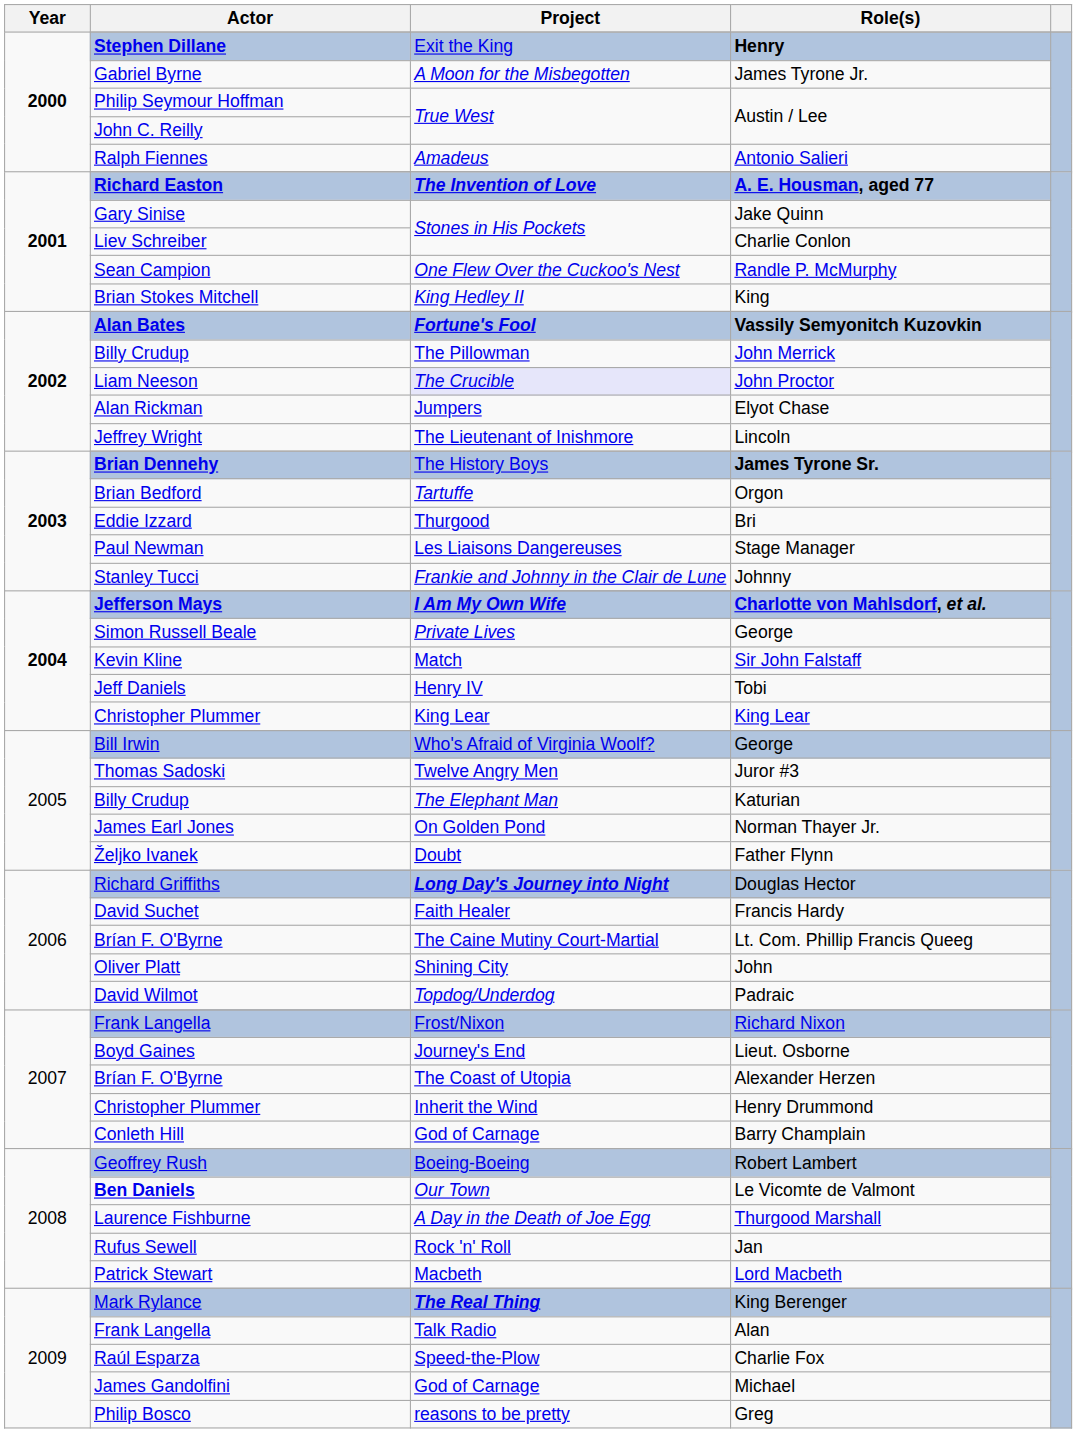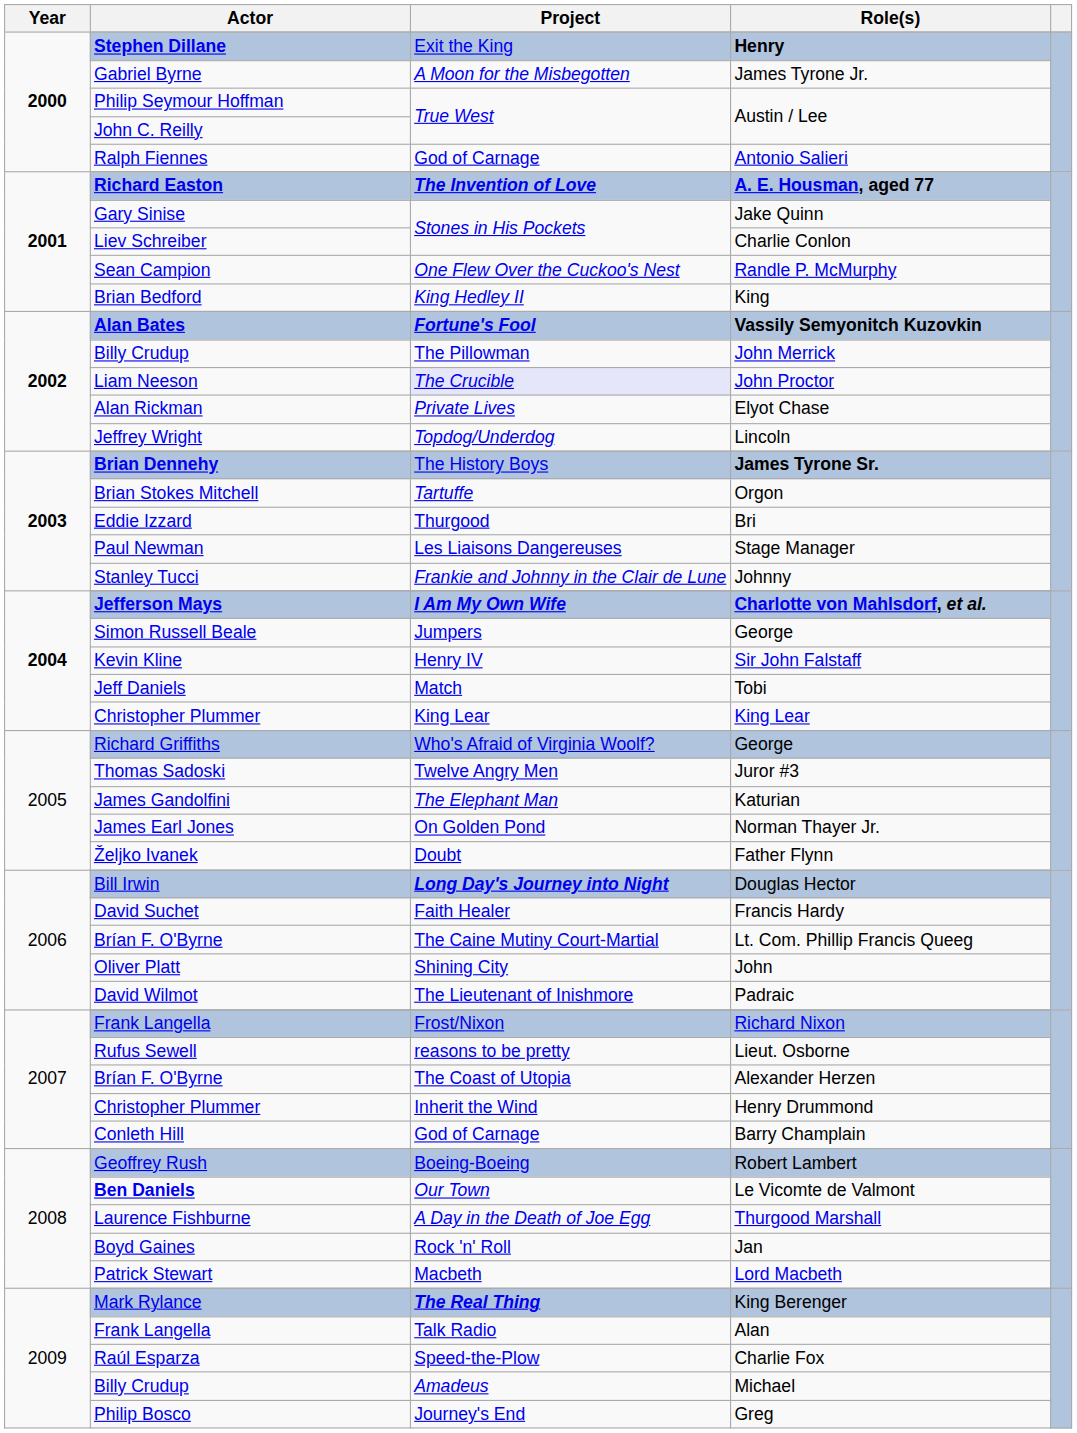(451, 158) Amadeus -> (477, 158) God of Carnage
(176, 297) Brian Stokes Mitchell -> (148, 297) Brian Bedford
(448, 409) Jumpers -> (465, 409) Private Lives
(524, 437) The Lieutenant of Inishmore -> (484, 437) Topdog/Underdog
(148, 492) Brian Bedford -> (176, 492) Brian Stokes Mitchell
(465, 632) Private Lives -> (448, 632) Jumpers
(438, 660) Match -> (448, 660) Henry IV
(448, 688) Henry IV -> (438, 688) Match
(127, 744) Bill Irwin -> (157, 744) Richard Griffiths
(141, 800) Billy Crudup -> (162, 800) James Gandolfini
(157, 883) Richard Griffiths -> (127, 883) Bill Irwin
(484, 995) Topdog/Underdog -> (524, 995) The Lieutenant of Inishmore
(144, 1051) Boyd Gaines -> (145, 1051) Rufus Sewell
(470, 1051) Journey's End -> (492, 1051) reasons to be pretty
(145, 1246) Rufus Sewell -> (144, 1246) Boyd Gaines
(162, 1386) James Gandolfini -> (141, 1386) Billy Crudup
(477, 1386) God of Carnage -> (451, 1386) Amadeus
(492, 1414) reasons to be pretty -> (470, 1414) Journey's End
